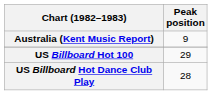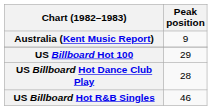+ row: (84, 97)
